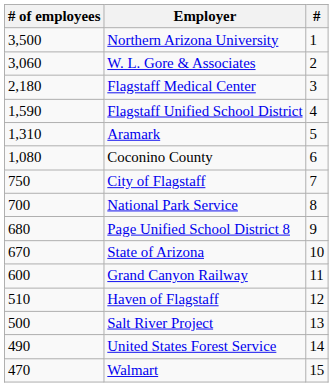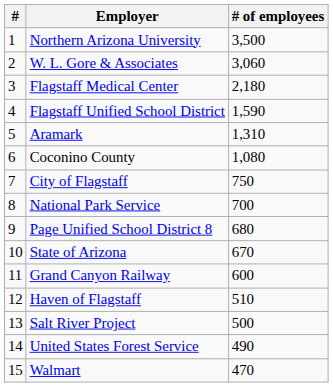columns swapped: (317, 16) <-> (54, 16)
